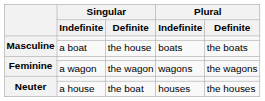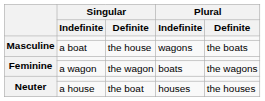(170, 48) boats -> (175, 48) wagons
(175, 68) wagons -> (170, 68) boats
